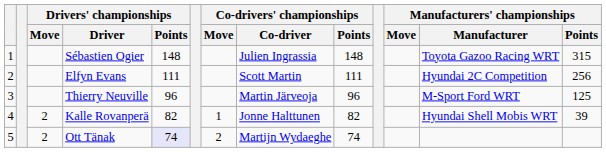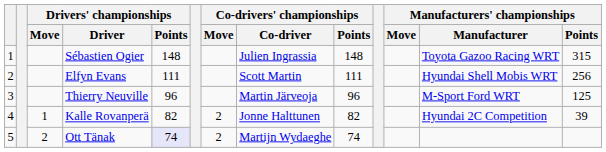(484, 75) Hyundai 2C Competition -> (490, 75) Hyundai Shell Mobis WRT
(45, 116) 2 -> (45, 116) 1
(219, 116) 1 -> (219, 116) 2
(490, 116) Hyundai Shell Mobis WRT -> (484, 116) Hyundai 2C Competition
